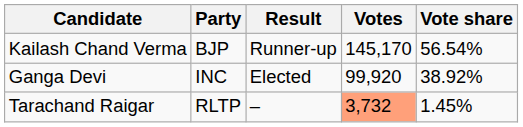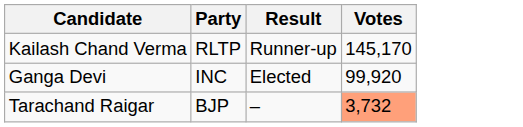- column: (467, 19)
(212, 48) BJP -> (218, 48) RLTP
(218, 106) RLTP -> (212, 106) BJP
